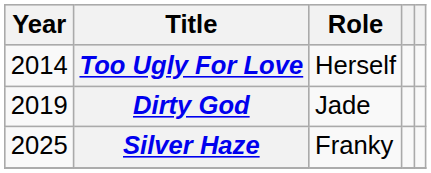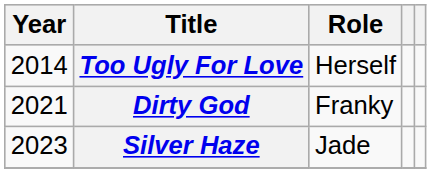(39, 106) 2019 -> (39, 106) 2021
(343, 106) Jade -> (354, 106) Franky
(39, 146) 2025 -> (39, 146) 2023
(354, 146) Franky -> (343, 146) Jade
